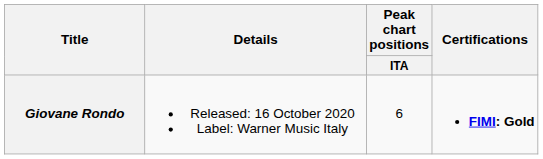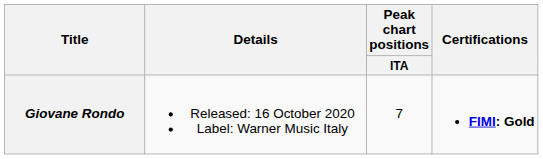(399, 114) 6 -> (399, 114) 7
